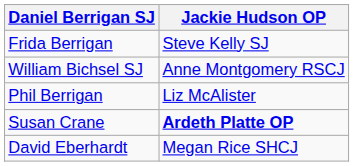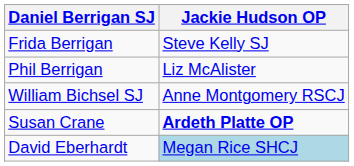rows swapped: (55, 95) <-> (76, 69)
(230, 148) no background -> (230, 148) lightblue background
